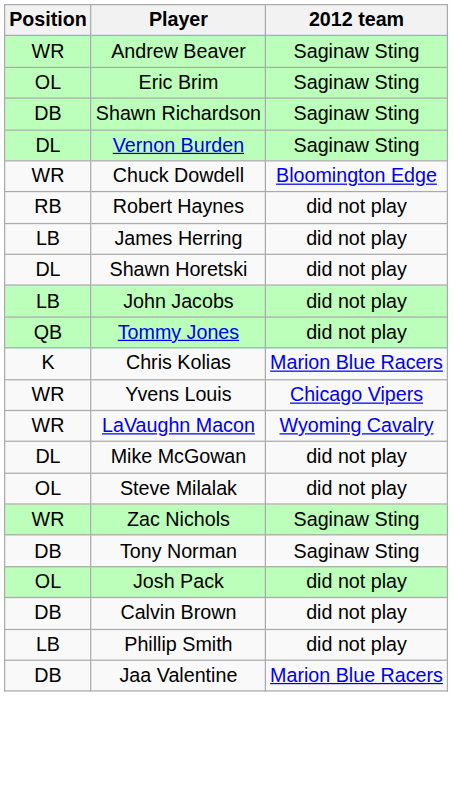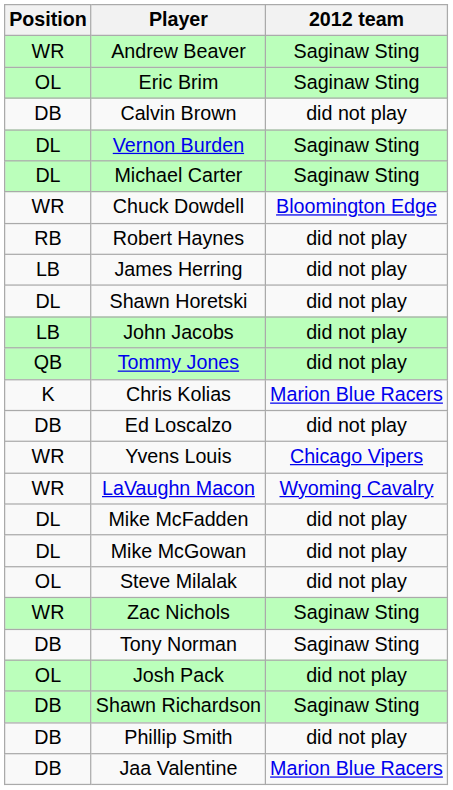rows swapped: (178, 613) <-> (178, 113)
+ row: (178, 176)
+ row: (178, 425)
+ row: (178, 519)
(48, 644) LB -> (48, 737) DB
